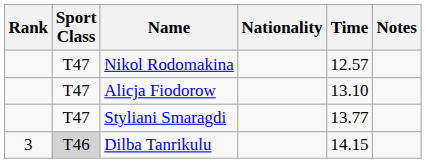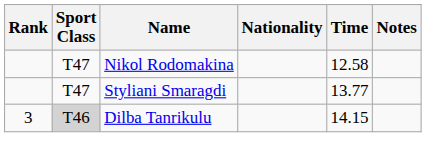(350, 63) 12.57 -> (350, 63) 12.58
- row: (160, 90)
